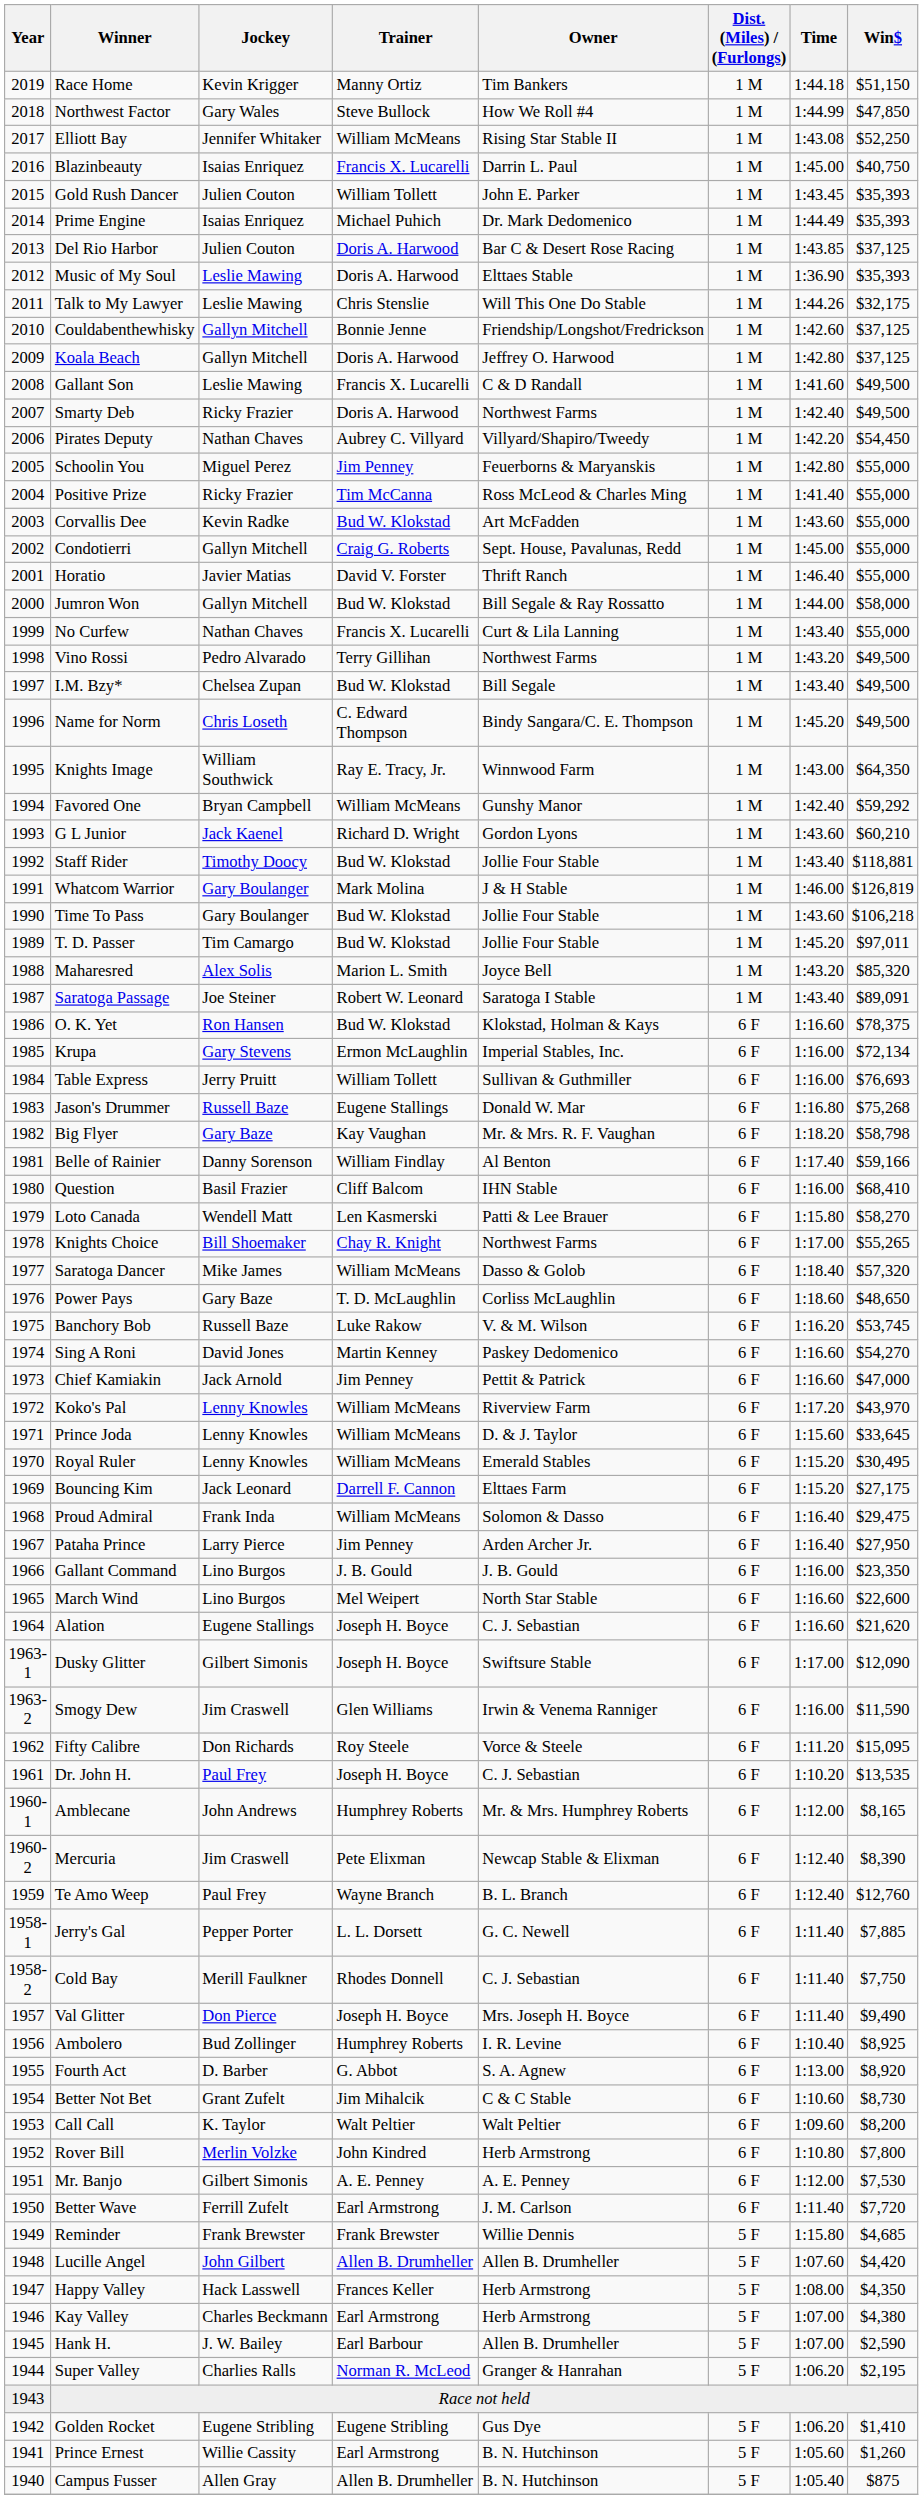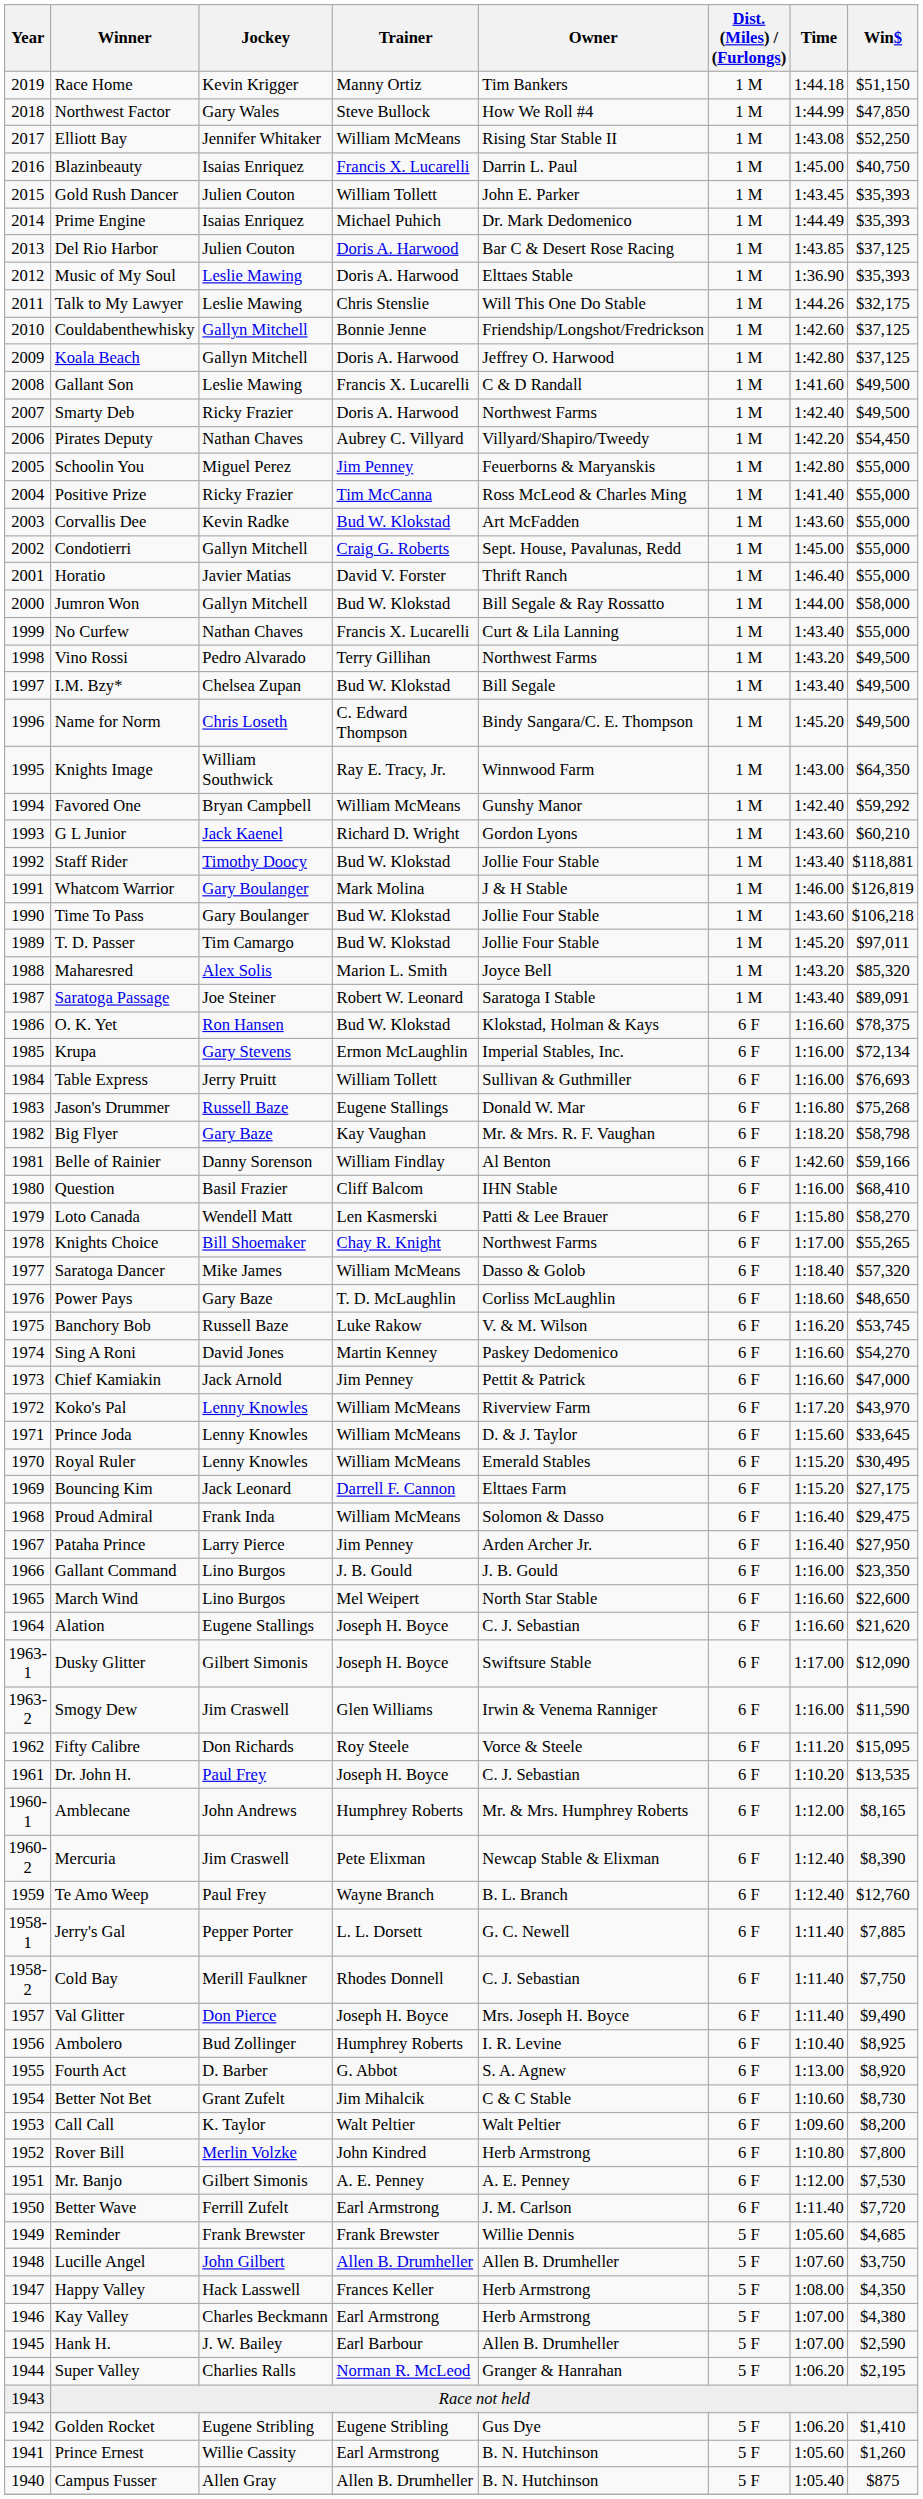(819, 1161) 1:17.40 -> (819, 1161) 1:42.60
(819, 2235) 1:15.80 -> (819, 2235) 1:05.60
(883, 2262) $4,420 -> (883, 2262) $3,750
